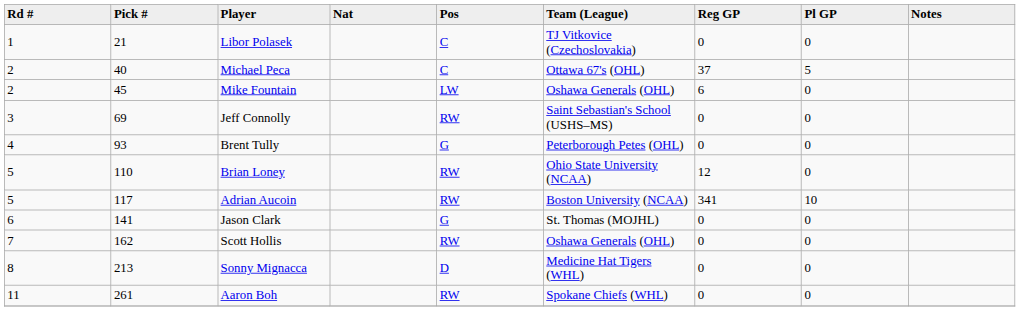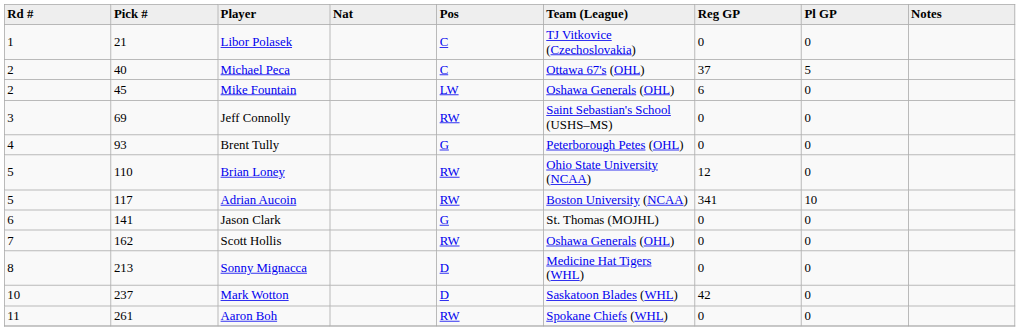+ row: (255, 295)
